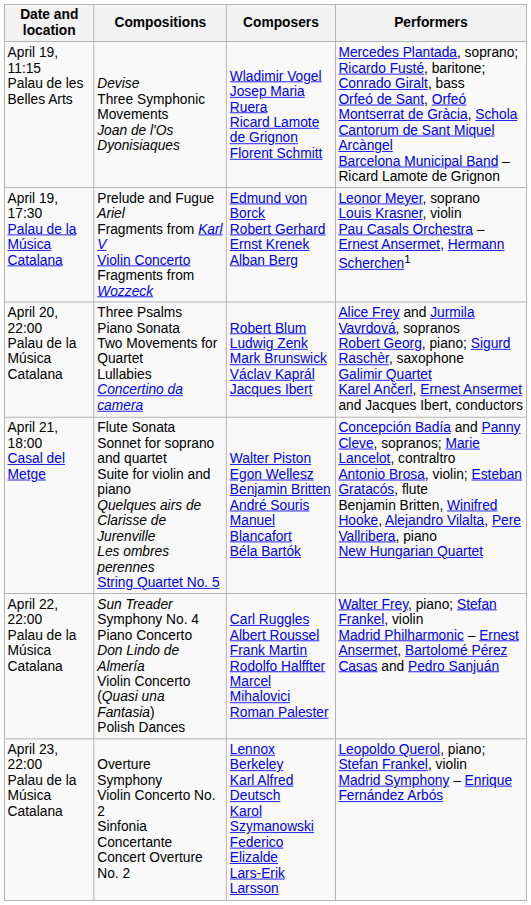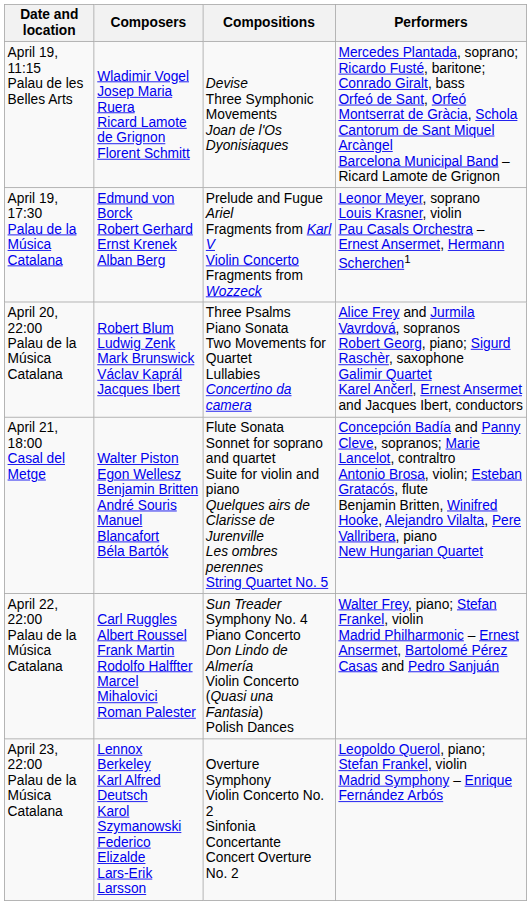columns swapped: (281, 23) <-> (160, 23)
